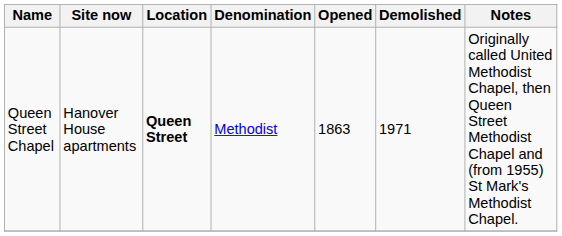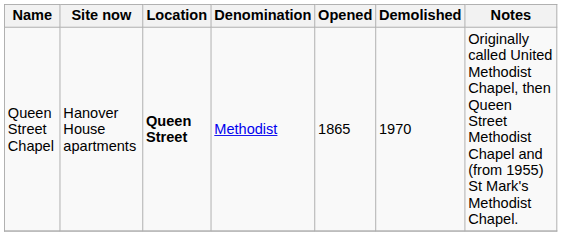(334, 129) 1863 -> (334, 129) 1865
(395, 129) 1971 -> (395, 129) 1970
